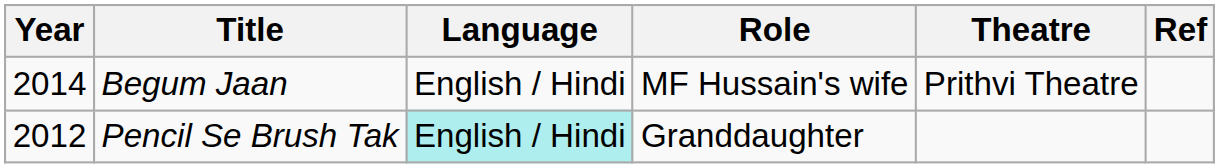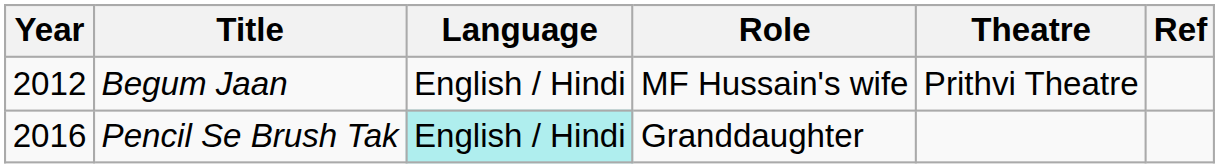(50, 83) 2014 -> (50, 83) 2012
(50, 135) 2012 -> (50, 135) 2016
